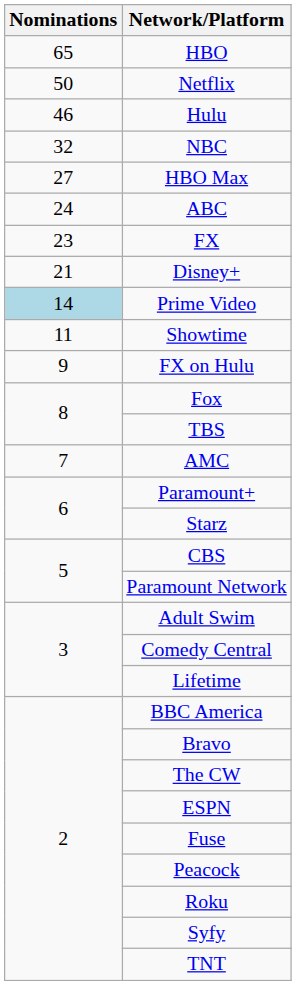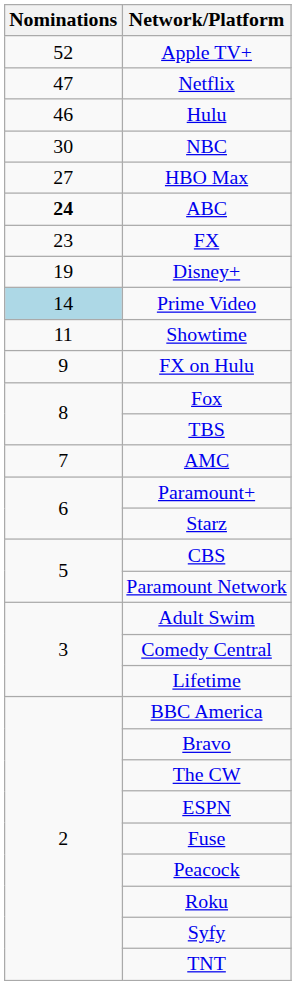- row: (207, 51)
+ row: (207, 51)
(63, 83) 50 -> (63, 83) 47
(63, 146) 32 -> (63, 146) 30
(63, 209) normal -> (63, 209) bold
(63, 271) 21 -> (63, 271) 19
